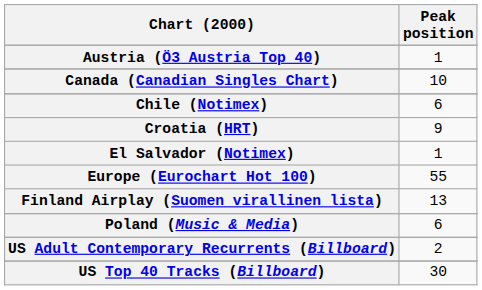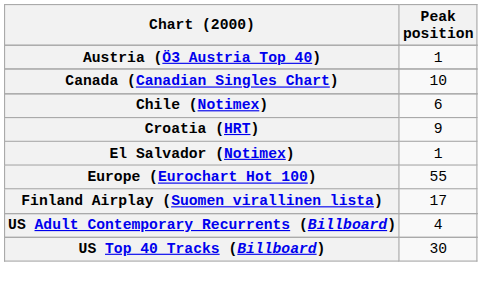(438, 201) 13 -> (438, 201) 17
- row: (202, 225)
(438, 249) 2 -> (438, 225) 4
